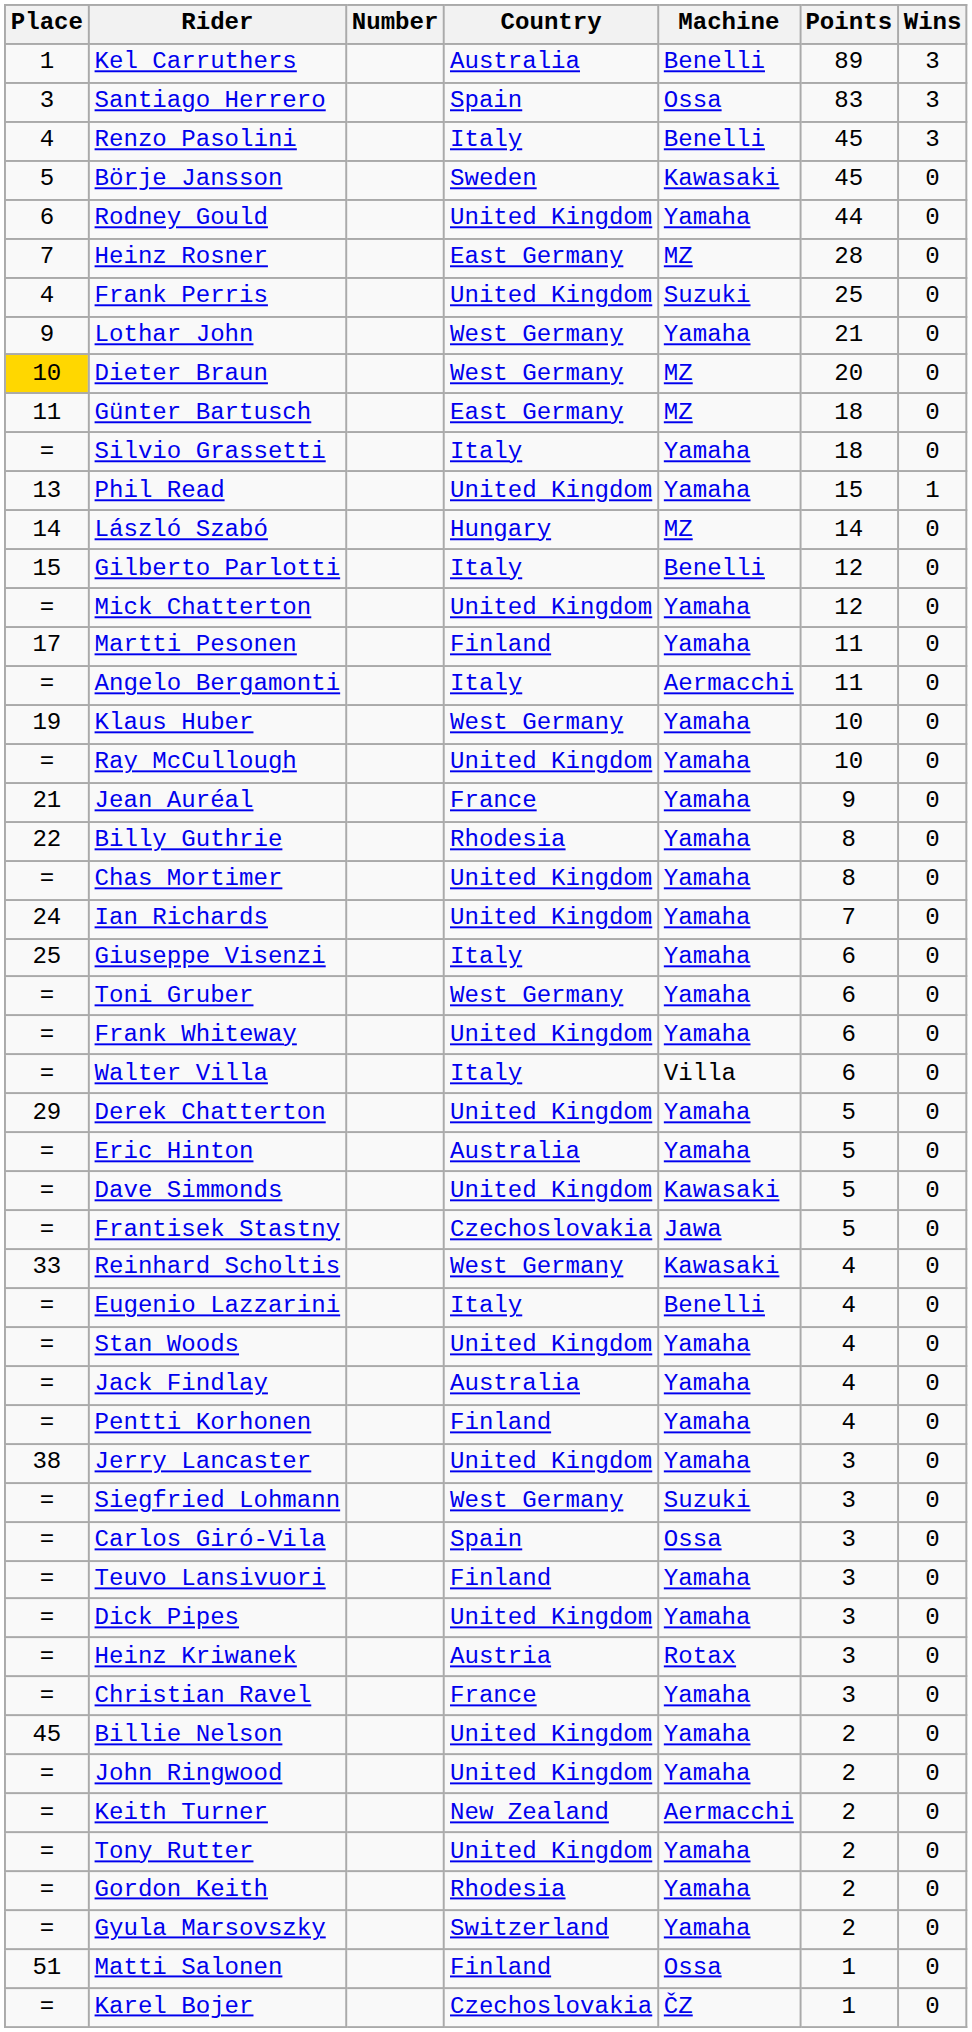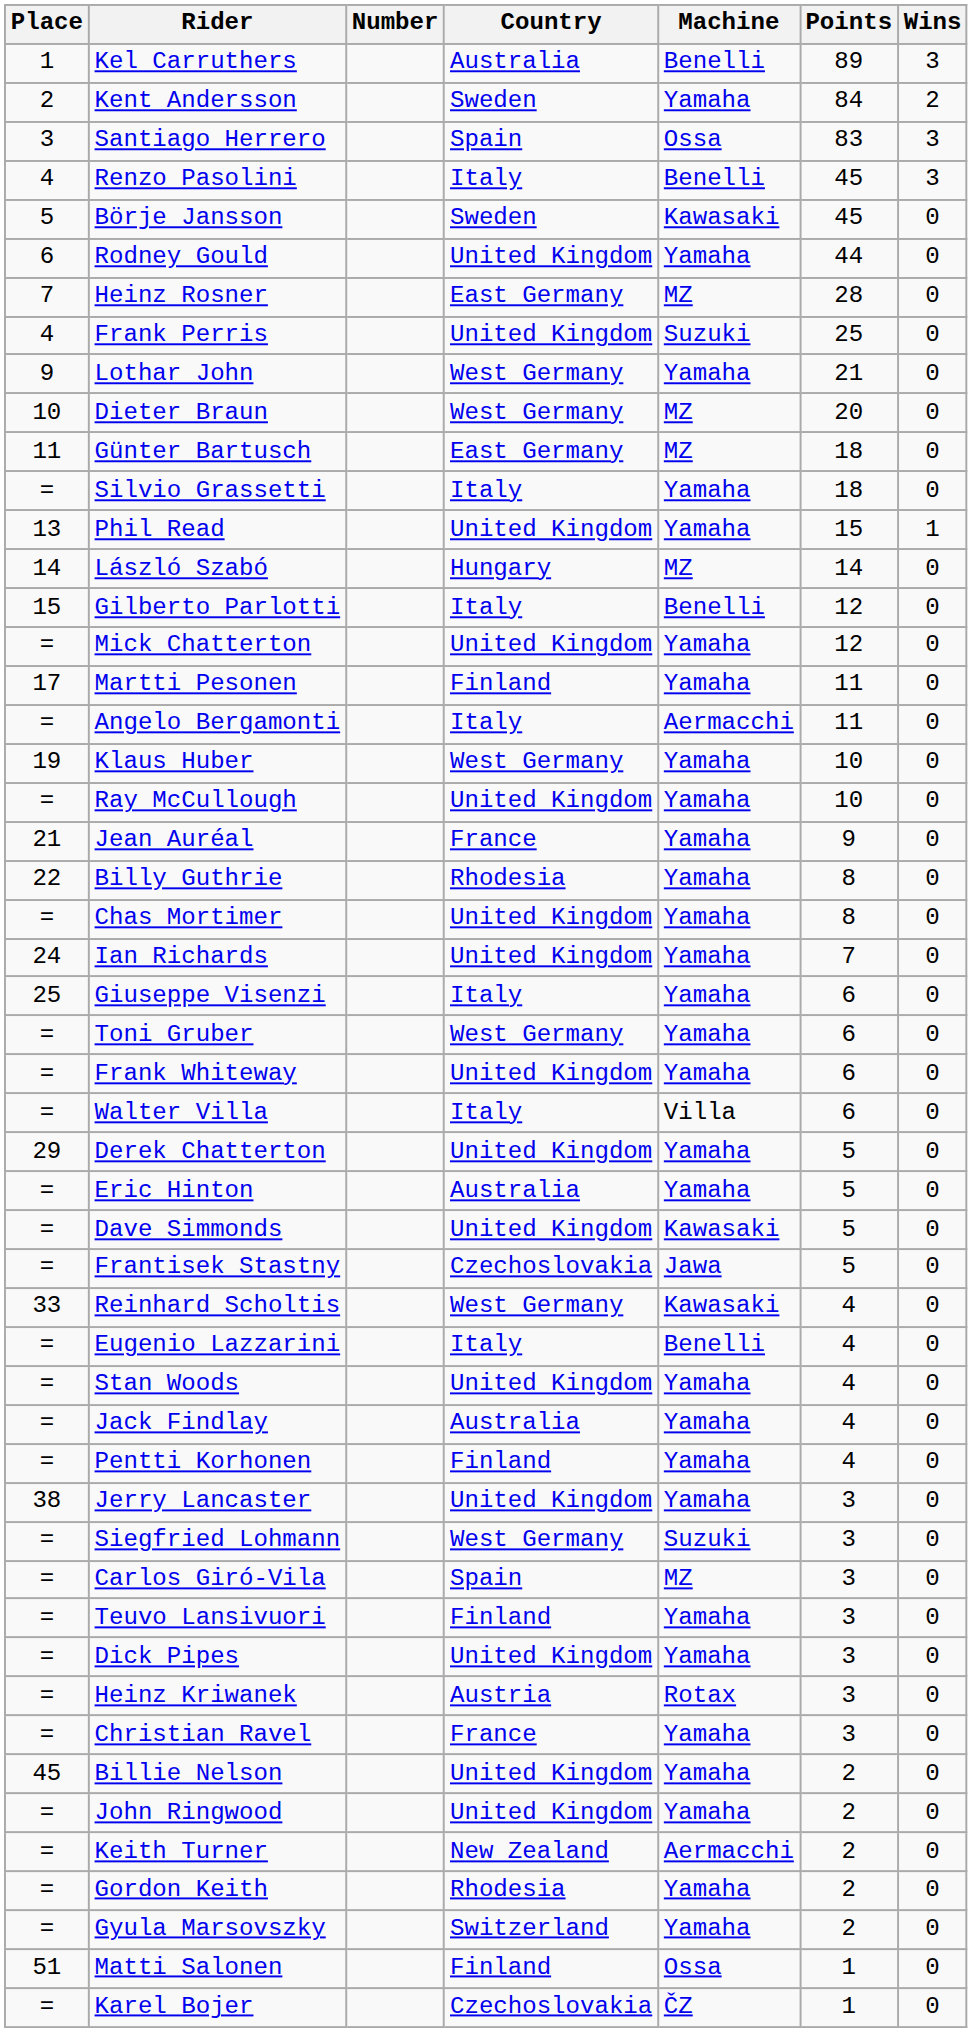+ row: (196, 103)
(47, 375) gold background -> (47, 414) no background
(693, 1541) Ossa -> (678, 1580) MZ
- row: (174, 1852)
